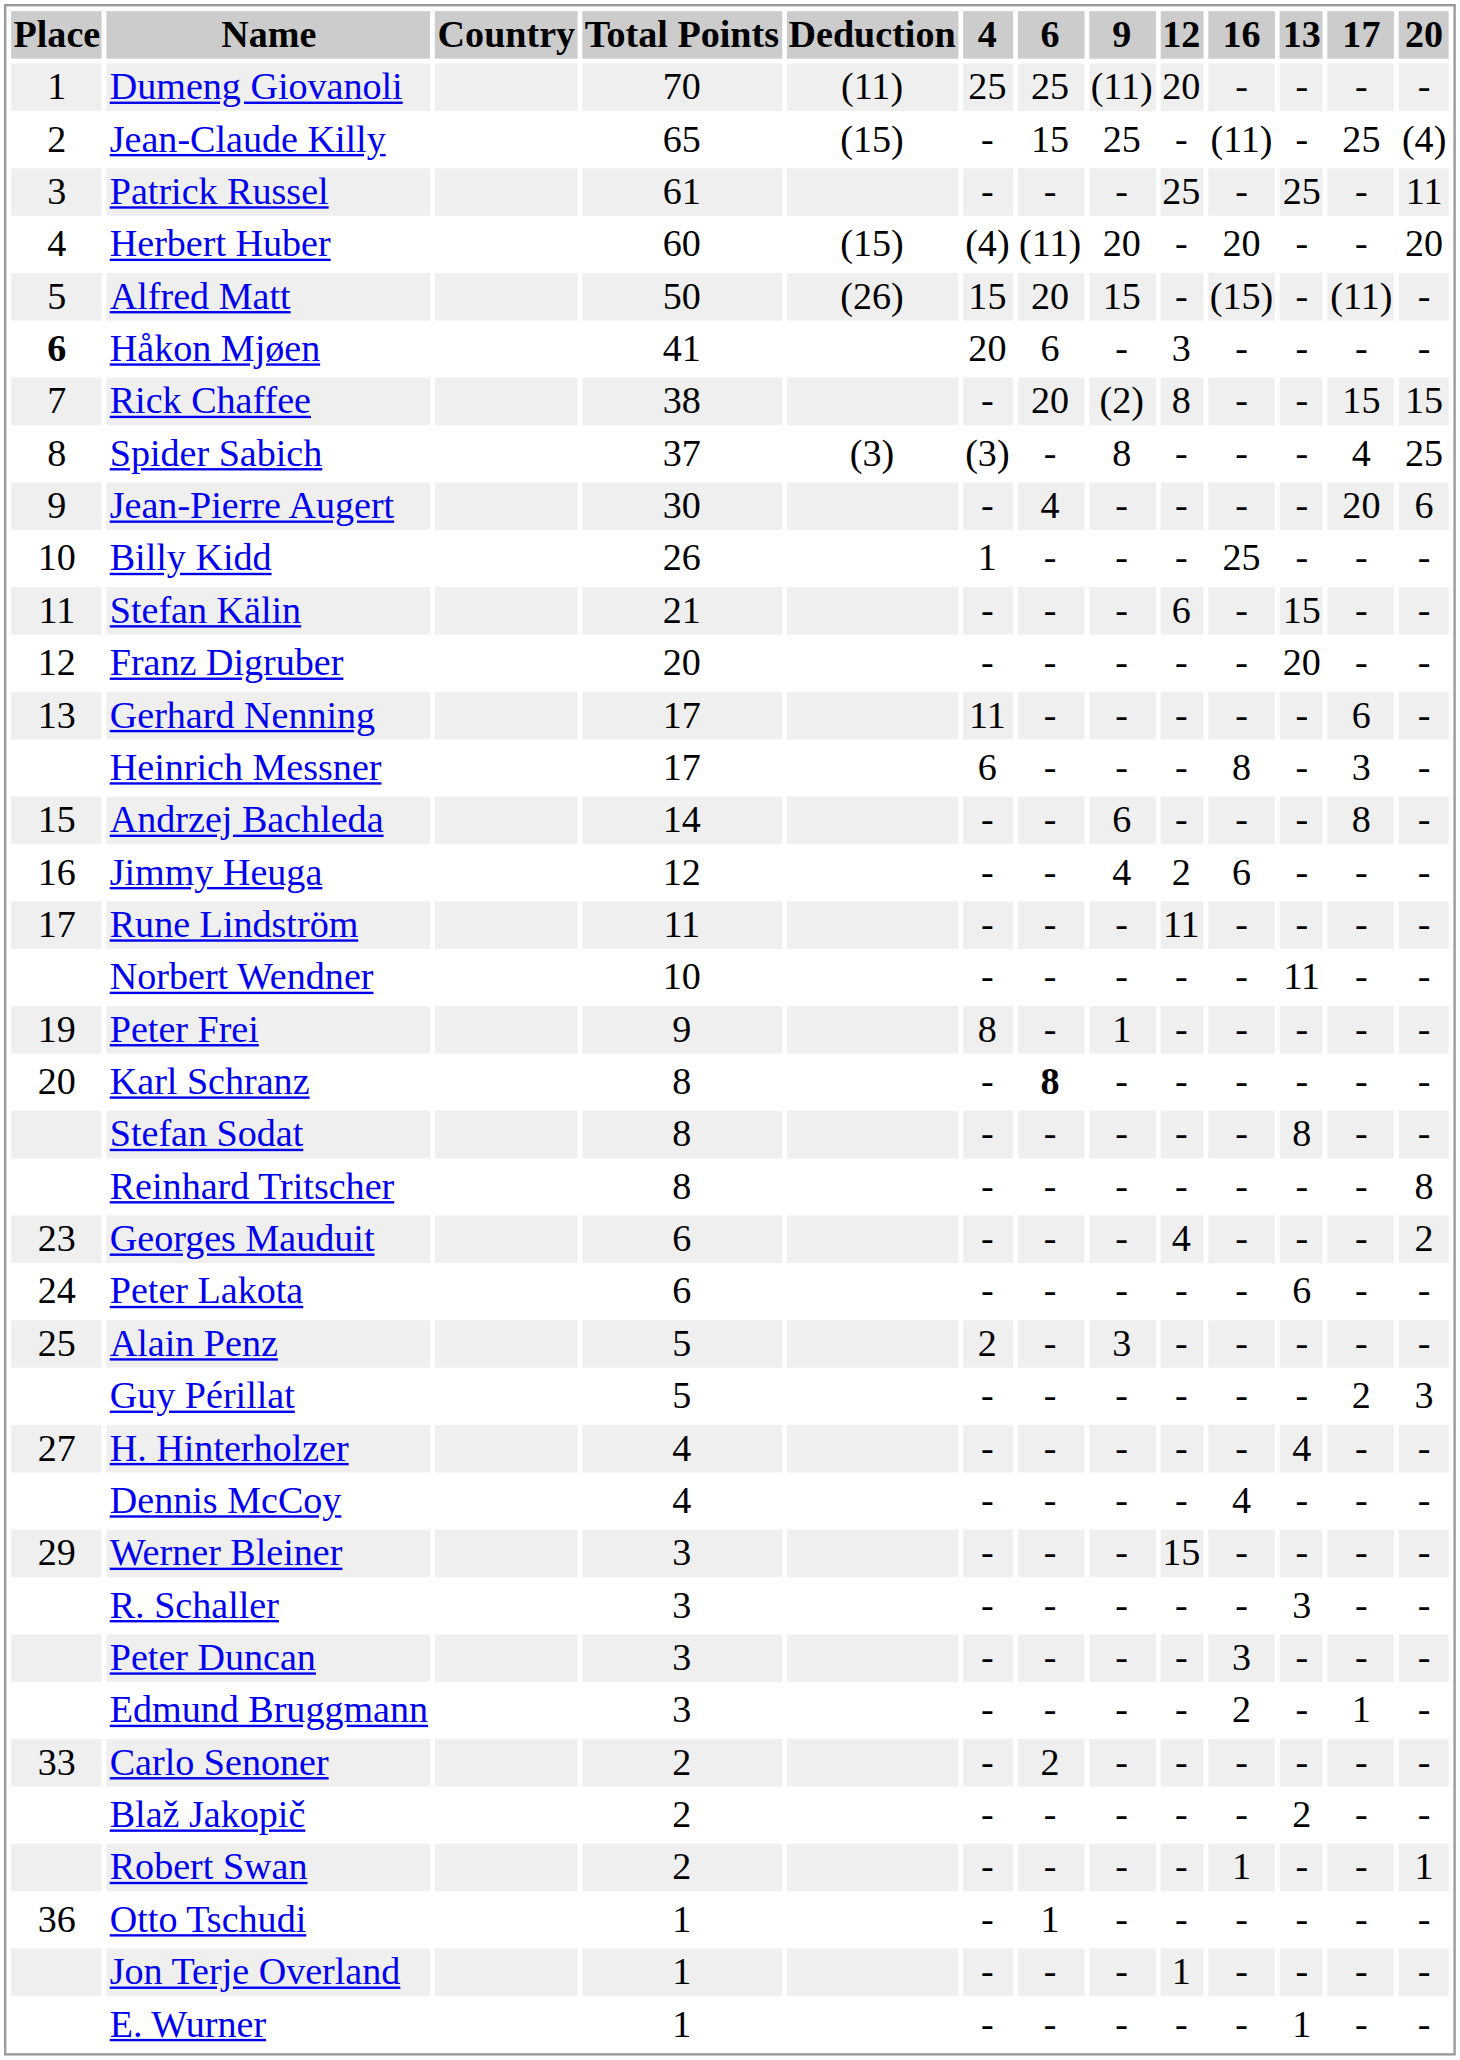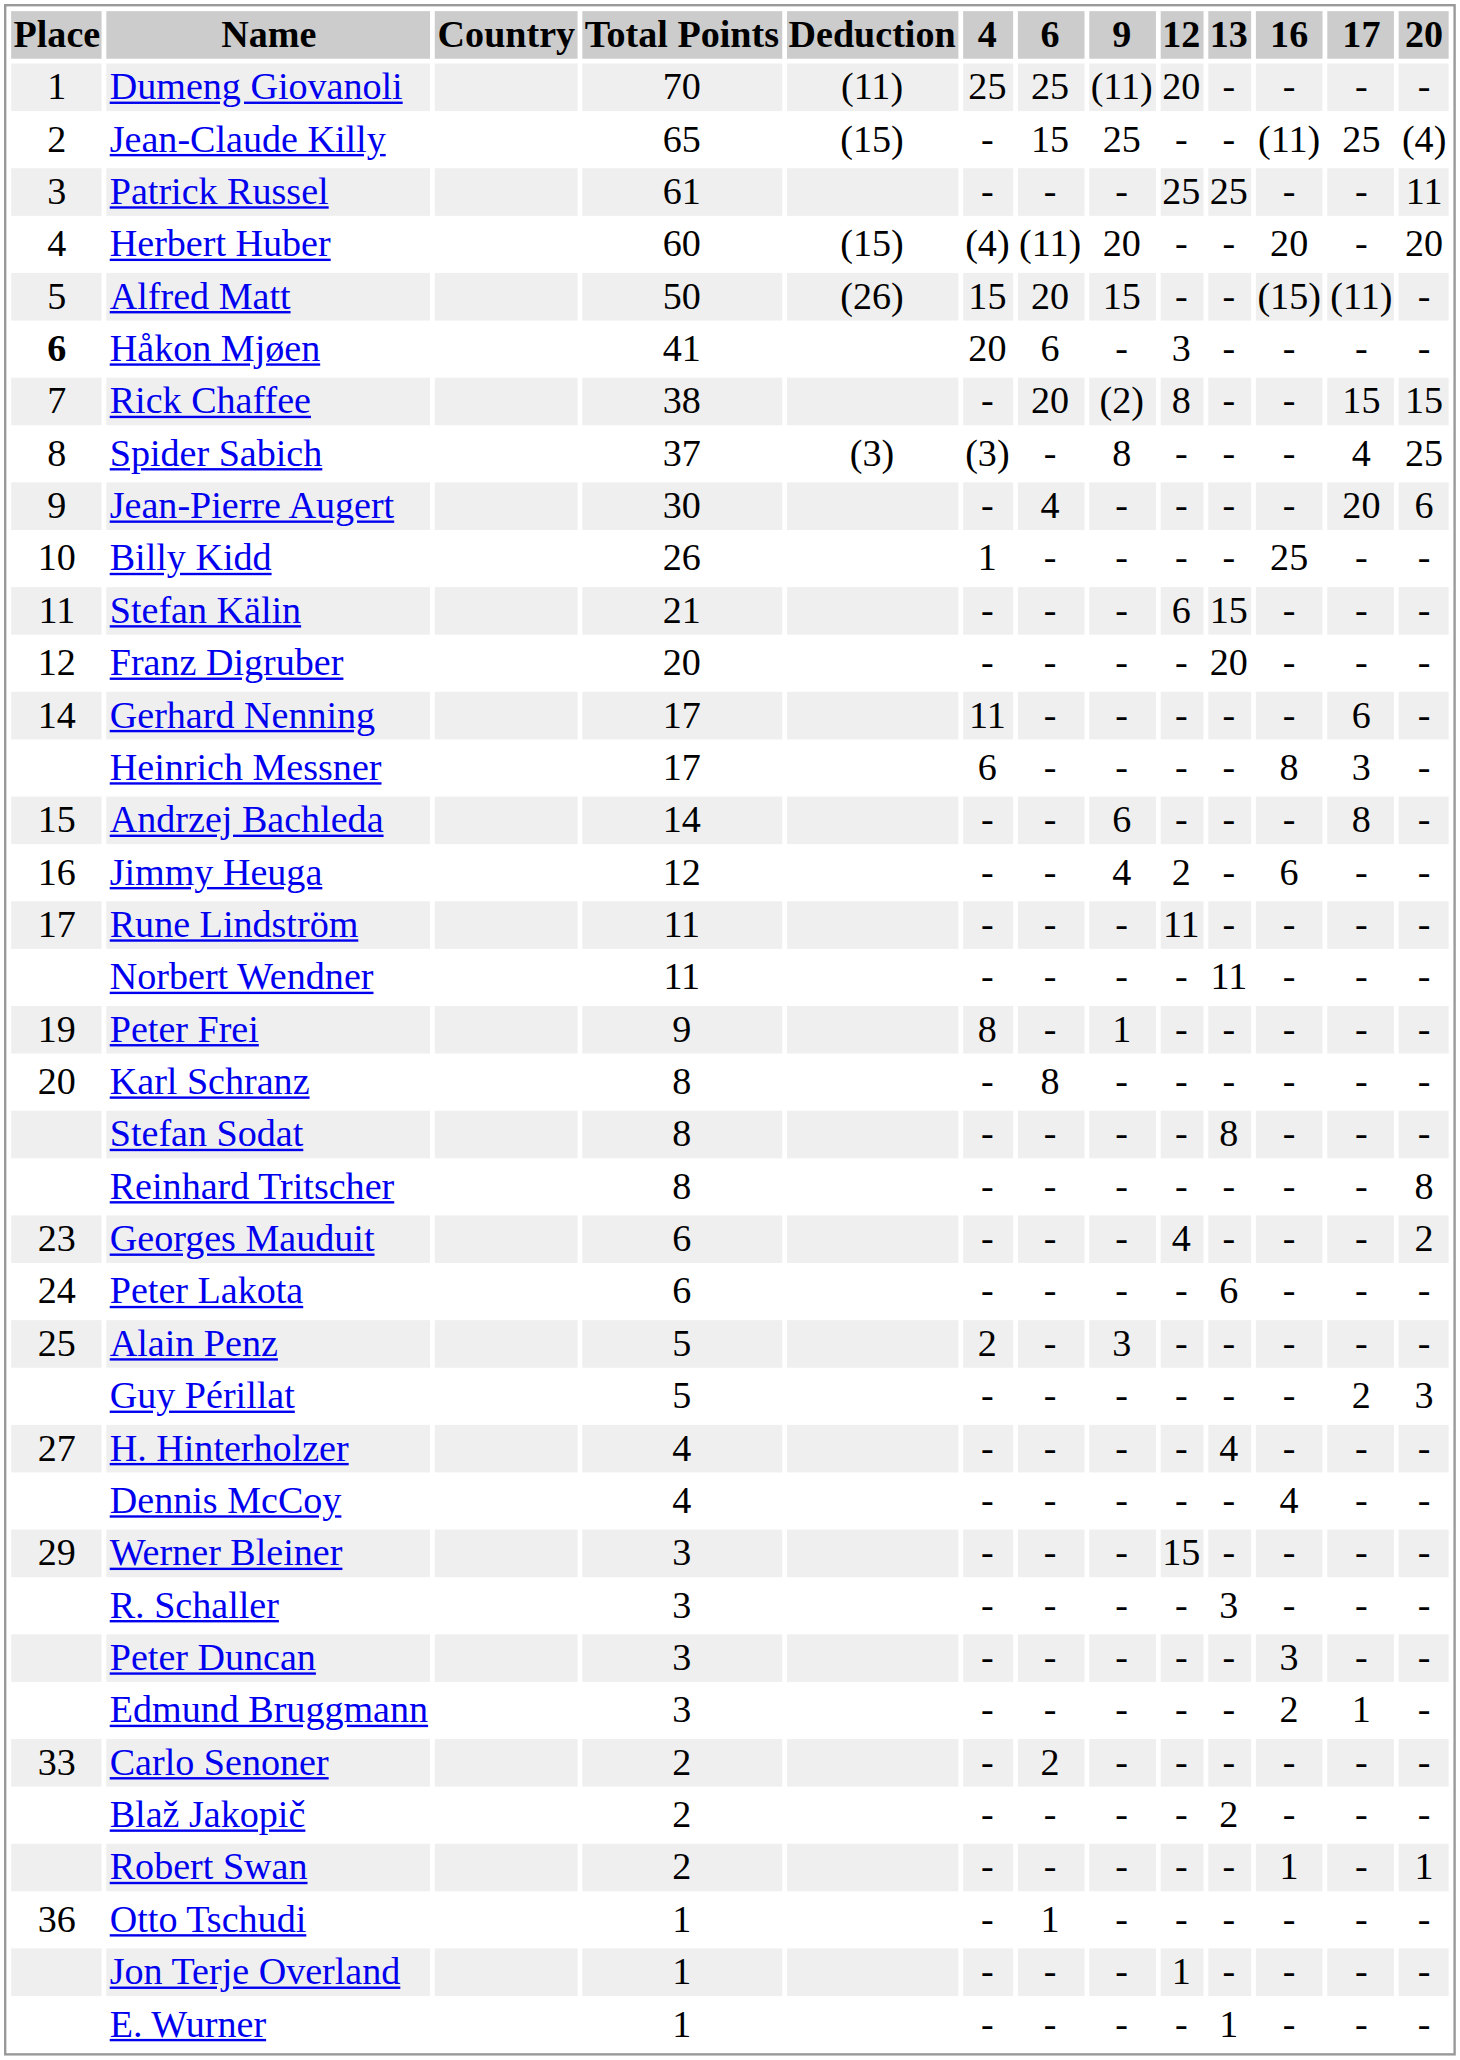columns swapped: (1302, 34) <-> (1242, 34)
(57, 714) 13 -> (57, 714) 14
(682, 976) 10 -> (682, 976) 11
(1050, 1081) bold -> (1050, 1081) normal
